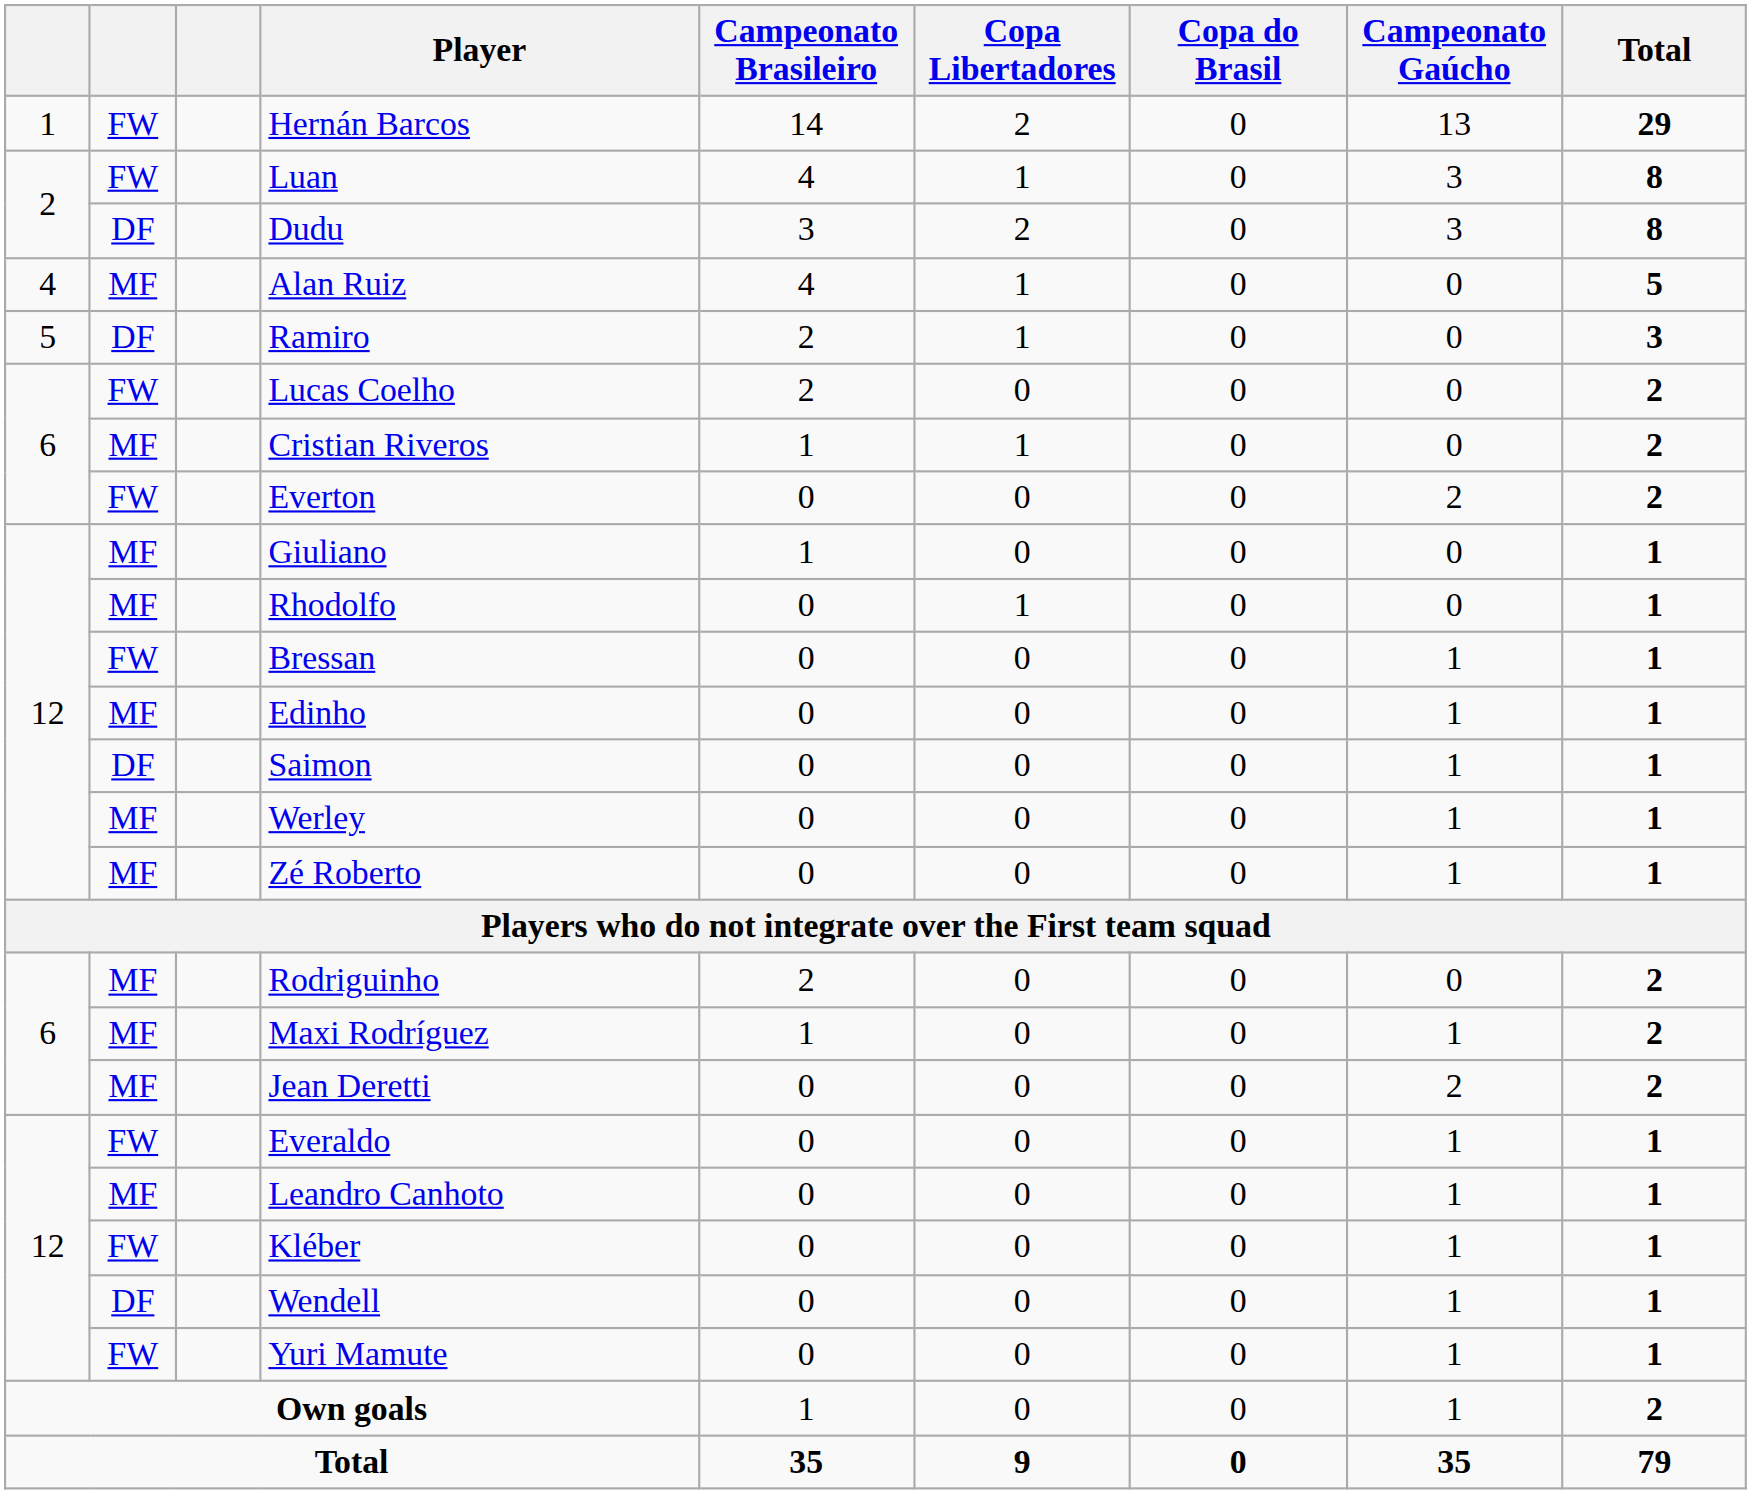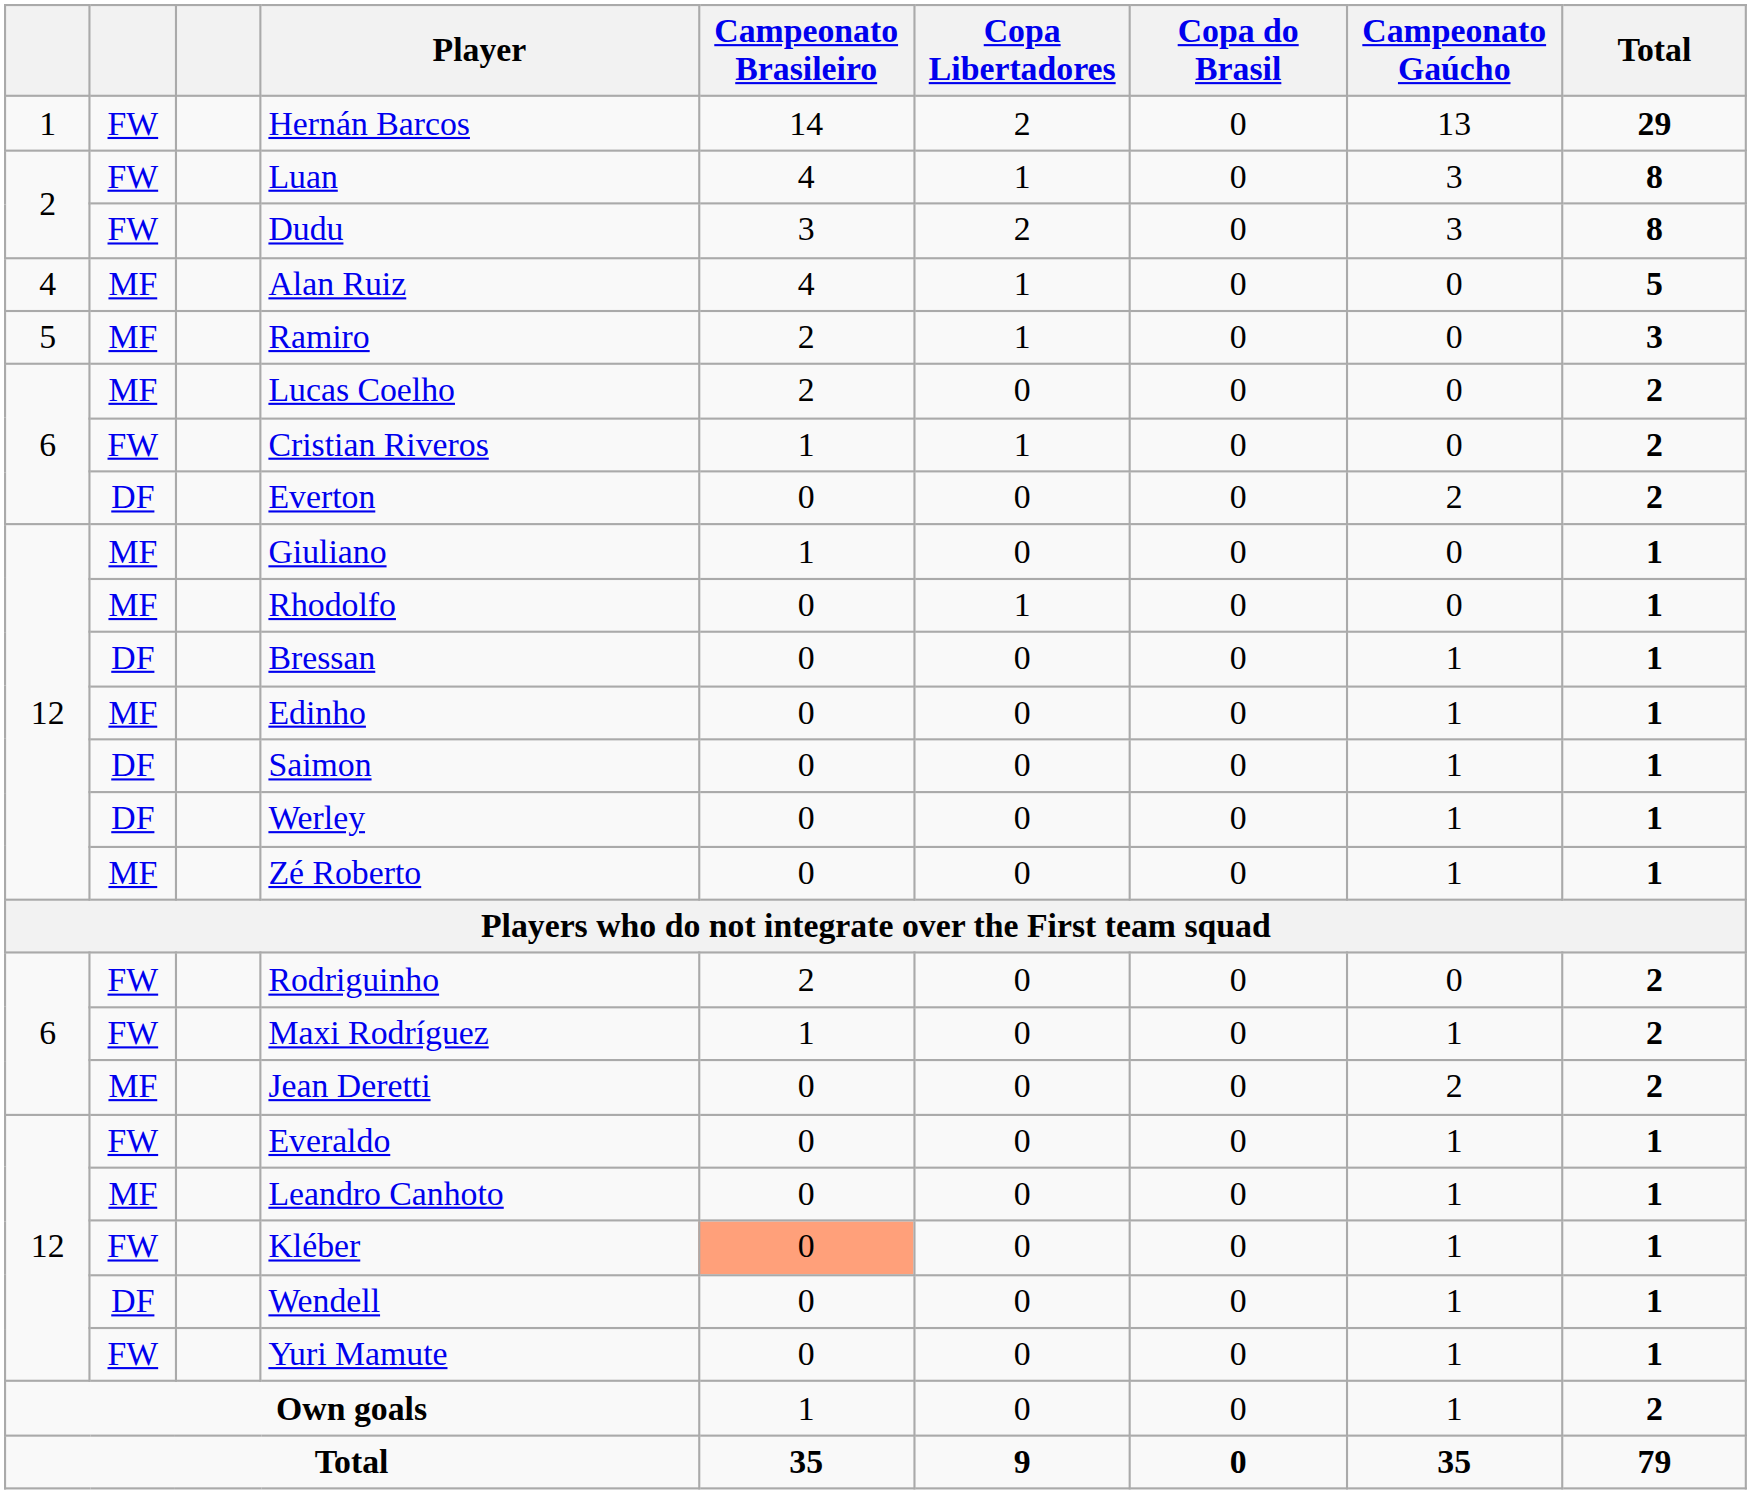(133, 229) DF -> (133, 229) FW
(133, 336) DF -> (133, 336) MF
(133, 390) FW -> (133, 390) MF
(133, 444) MF -> (133, 444) FW
(133, 497) FW -> (133, 497) DF
(133, 658) FW -> (133, 658) DF
(133, 818) MF -> (133, 818) DF
(133, 979) MF -> (133, 979) FW
(133, 1032) MF -> (133, 1032) FW
(806, 1247) no background -> (806, 1247) lightsalmon background
